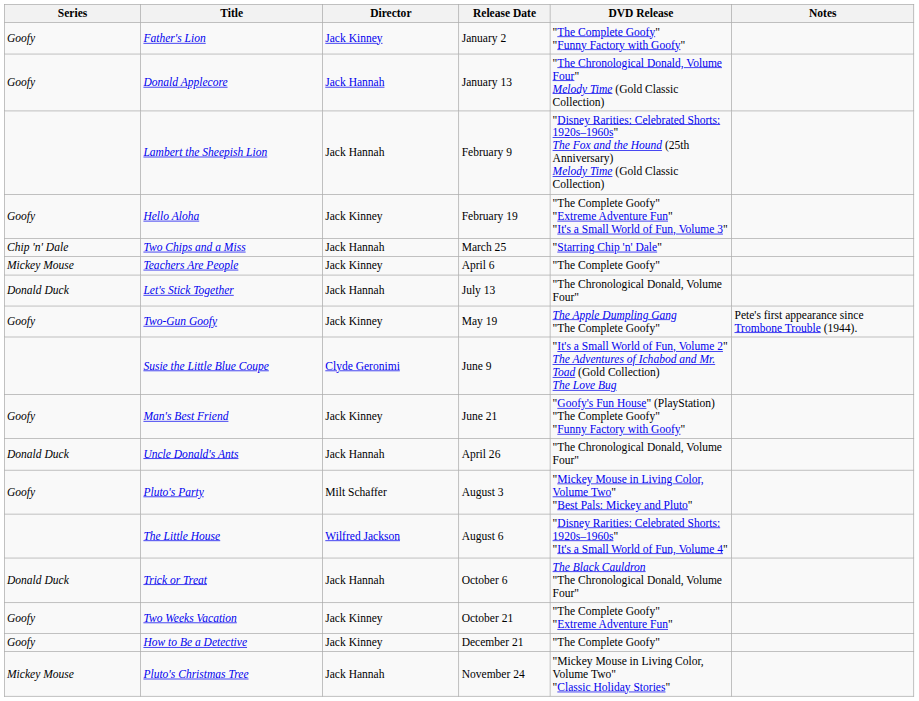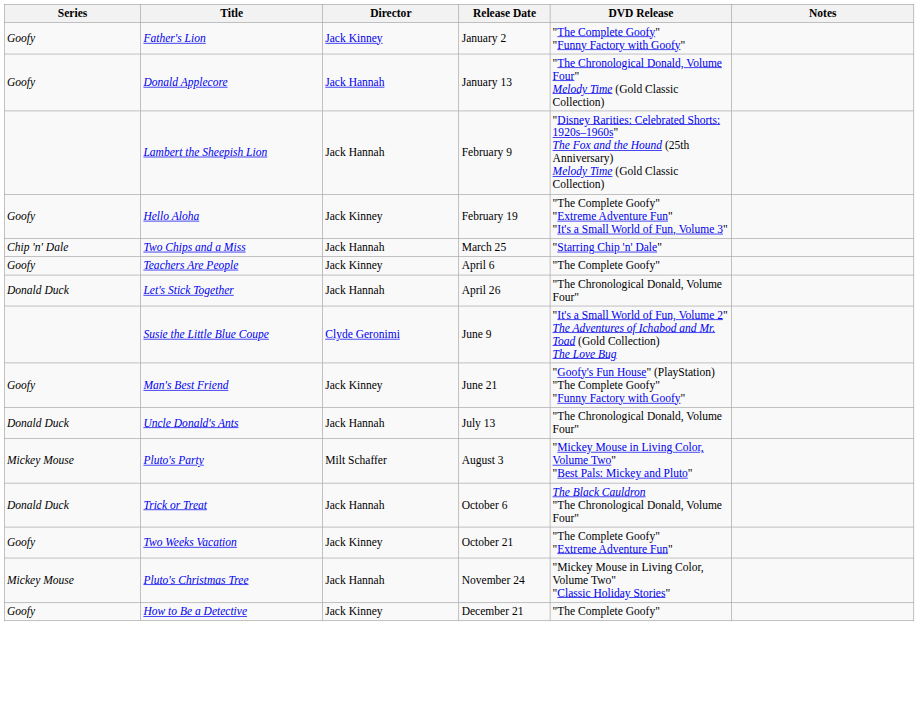(40, 265) Mickey Mouse -> (21, 265) Goofy
(478, 290) July 13 -> (481, 290) April 26
- row: (180, 321)
(481, 454) April 26 -> (478, 423) July 13
(21, 492) Goofy -> (40, 460) Mickey Mouse
- row: (182, 536)
rows swapped: (196, 674) <-> (195, 642)
